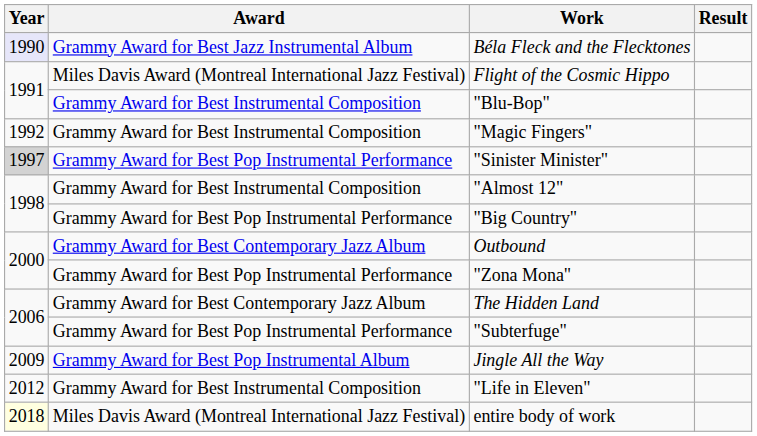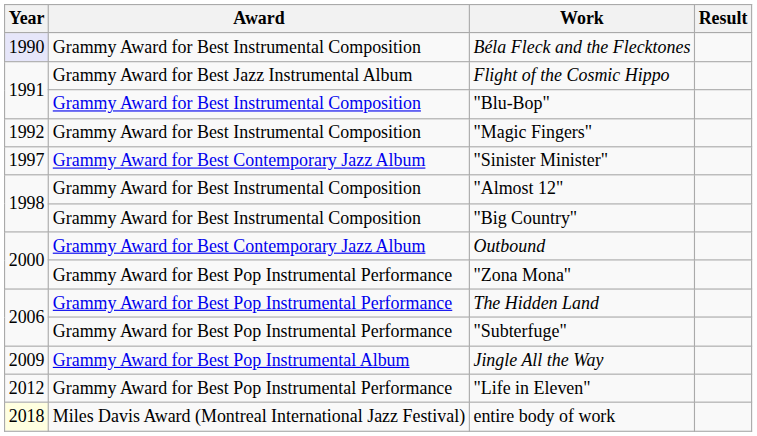(233, 47) Grammy Award for Best Jazz Instrumental Album -> (237, 47) Grammy Award for Best Instrumental Composition
(259, 75) Miles Davis Award (Montreal International Jazz Festival) -> (233, 75) Grammy Award for Best Jazz Instrumental Album
(27, 160) lightgrey background -> (27, 160) no background
(253, 160) Grammy Award for Best Pop Instrumental Performance -> (239, 160) Grammy Award for Best Contemporary Jazz Album
(253, 217) Grammy Award for Best Pop Instrumental Performance -> (237, 217) Grammy Award for Best Instrumental Composition
(239, 302) Grammy Award for Best Contemporary Jazz Album -> (253, 302) Grammy Award for Best Pop Instrumental Performance
(237, 388) Grammy Award for Best Instrumental Composition -> (253, 388) Grammy Award for Best Pop Instrumental Performance
